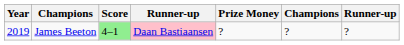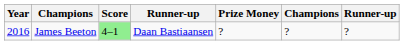(18, 31) 2019 -> (18, 31) 2016
(173, 31) pink background -> (173, 31) no background
